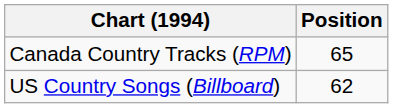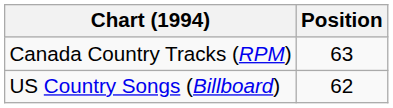(342, 53) 65 -> (342, 53) 63
